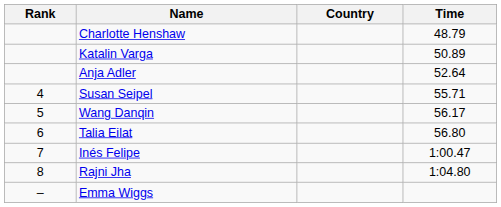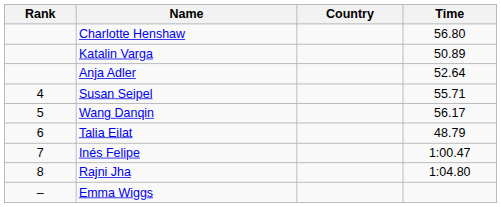(450, 34) 48.79 -> (450, 34) 56.80
(450, 133) 56.80 -> (450, 133) 48.79
